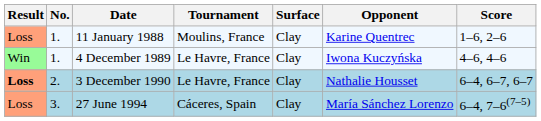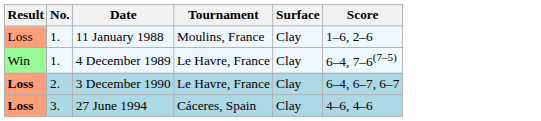- column: (390, 14)
(483, 58) 4–6, 4–6 -> (361, 59) 6–4, 7–6(7–5)
(20, 103) normal -> (21, 105) bold
(495, 103) 6–4, 7–6(7–5) -> (349, 105) 4–6, 4–6
